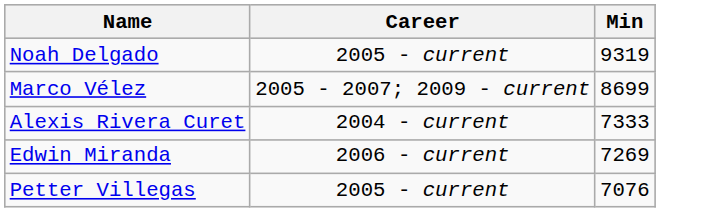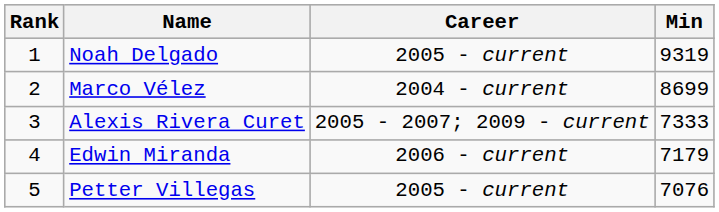+ column: (35, 22)
(423, 89) 2005 - 2007; 2009 - current -> (482, 89) 2004 - current
(423, 123) 2004 - current -> (482, 123) 2005 - 2007; 2009 - current
(625, 156) 7269 -> (684, 156) 7179
